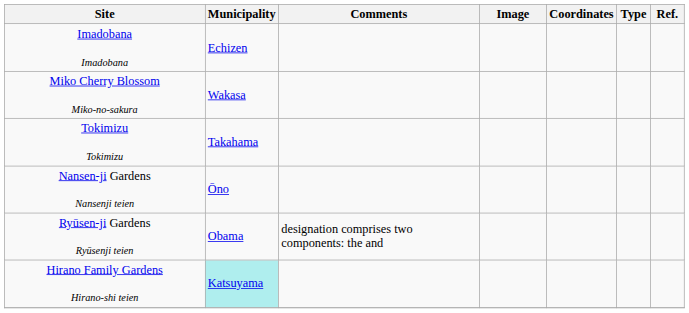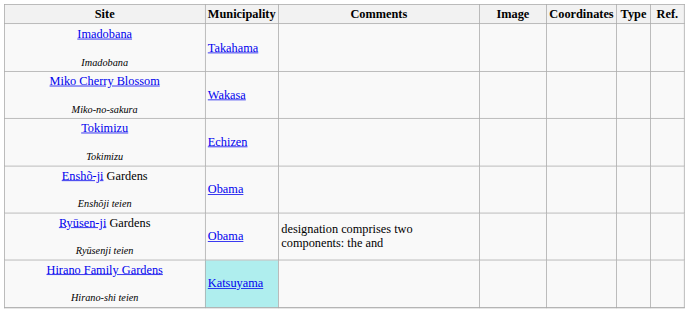(228, 47) Echizen -> (233, 47) Takahama
(233, 142) Takahama -> (228, 142) Echizen
+ row: (105, 189)
- row: (105, 189)
